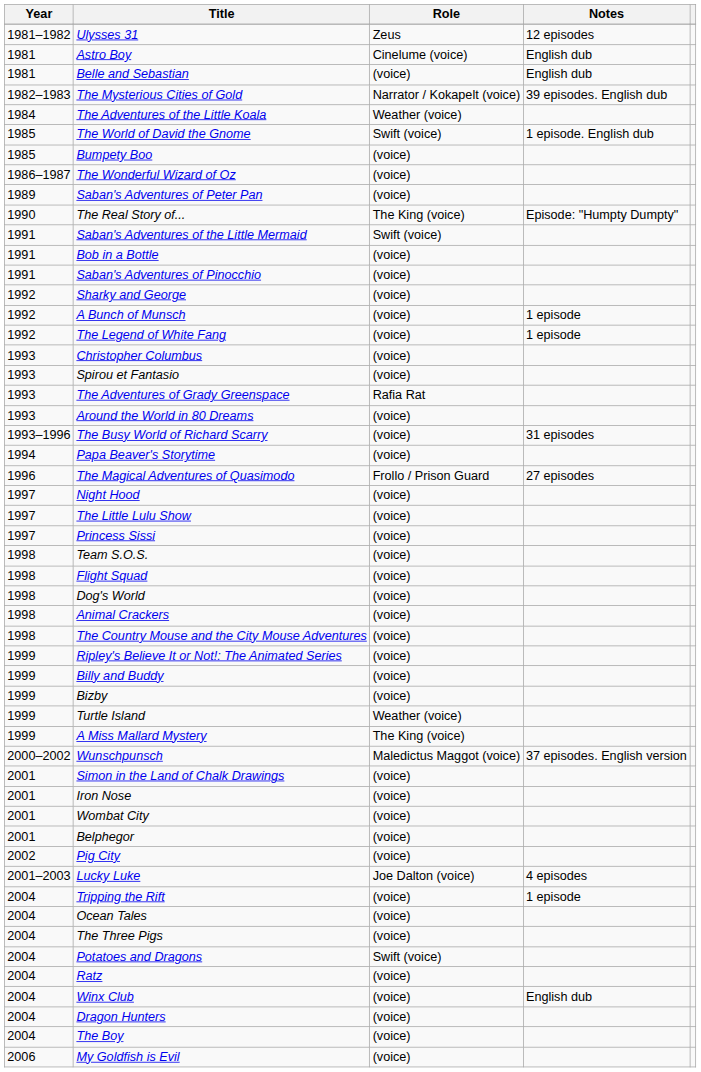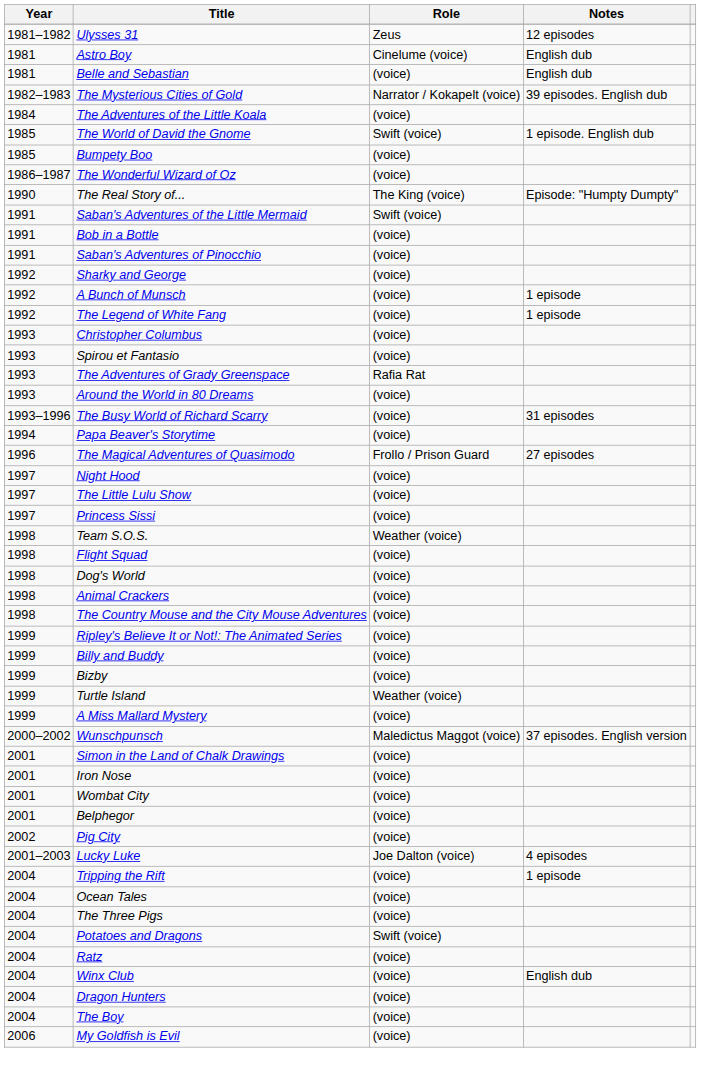(417, 114) Weather (voice) -> (392, 114) (voice)
- row: (169, 194)
(392, 555) (voice) -> (417, 535) Weather (voice)
(419, 736) The King (voice) -> (392, 716) (voice)
